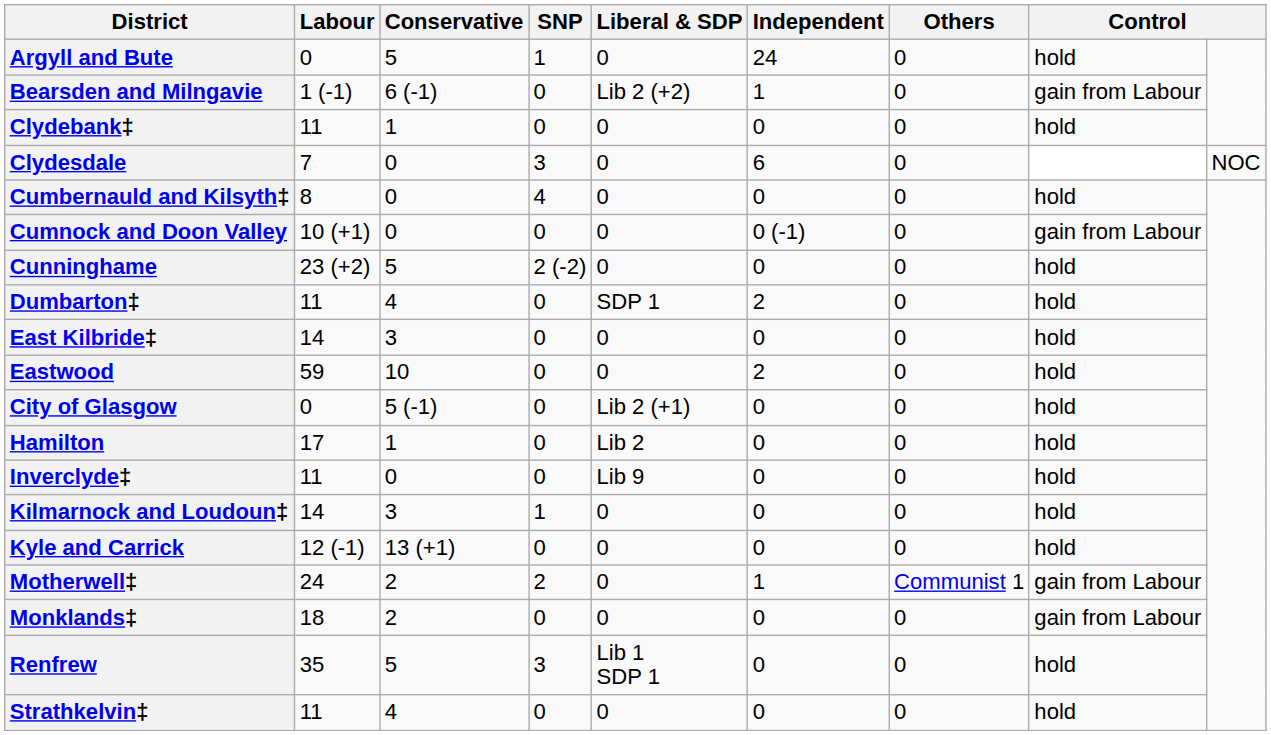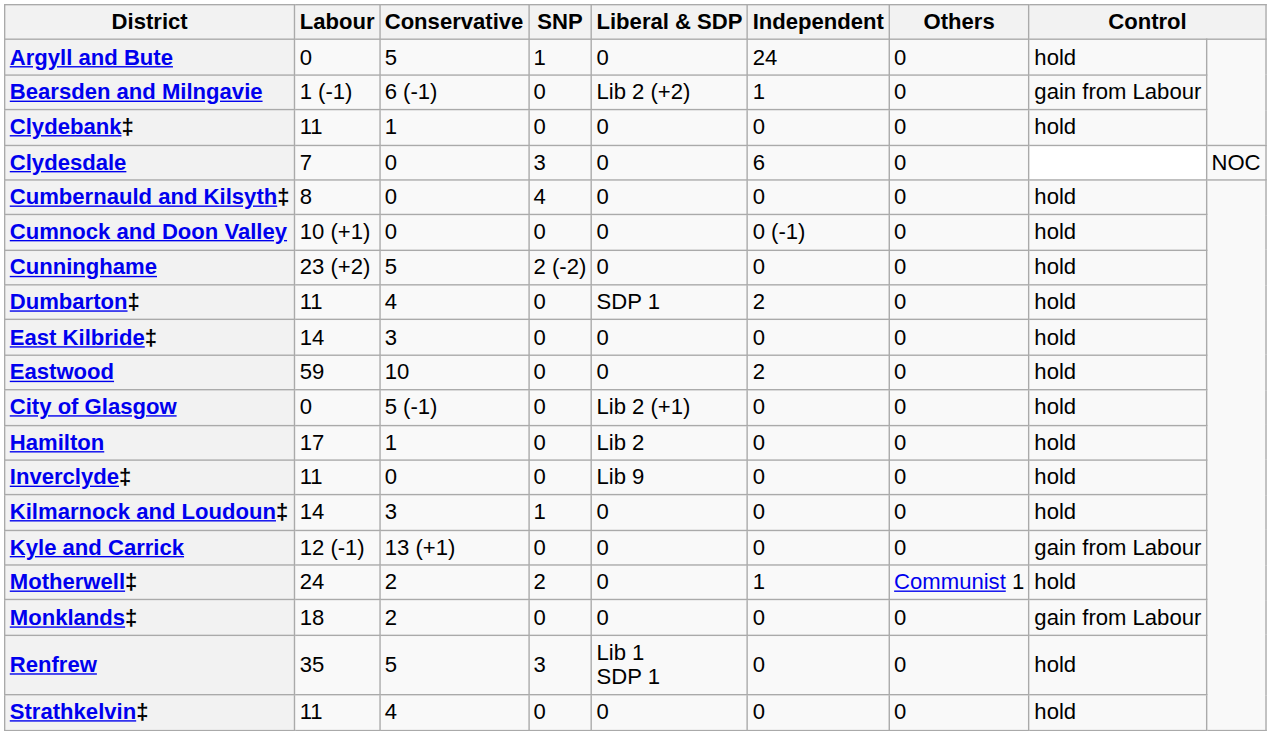(1118, 232) gain from Labour -> (1055, 232) hold
(1055, 547) hold -> (1118, 547) gain from Labour
(1118, 582) gain from Labour -> (1055, 582) hold
